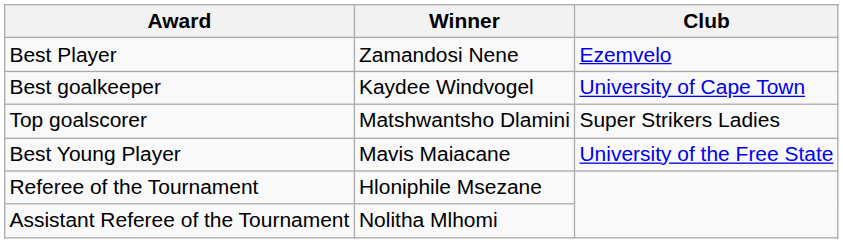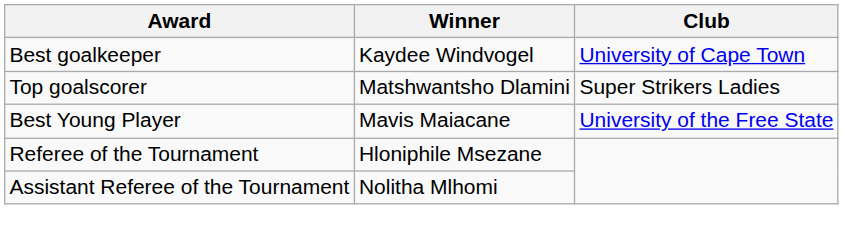- row: (63, 54)
